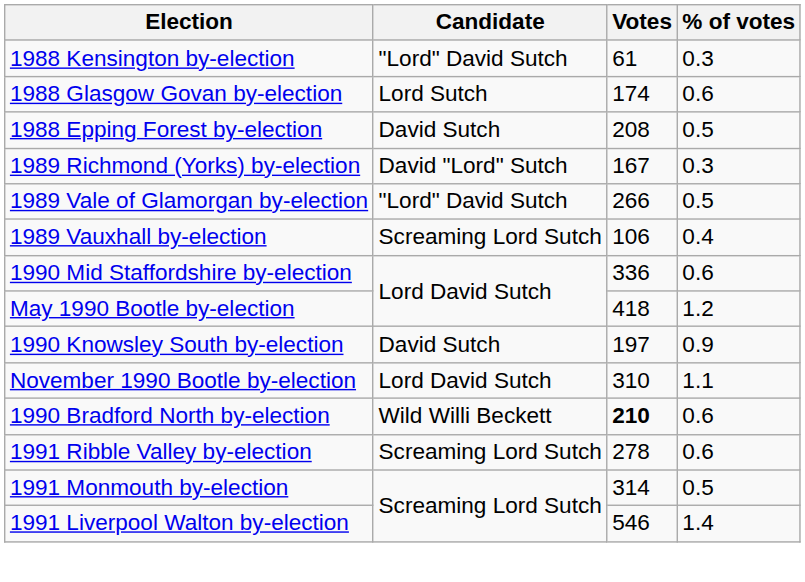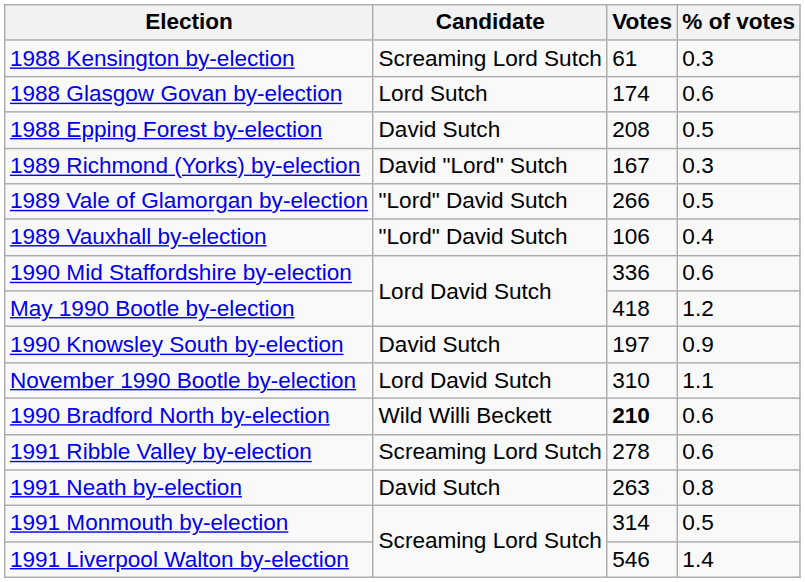(473, 58) "Lord" David Sutch -> (490, 58) Screaming Lord Sutch
(490, 237) Screaming Lord Sutch -> (473, 237) "Lord" David Sutch
+ row: (126, 487)
